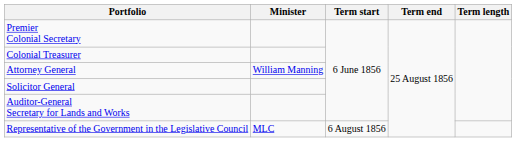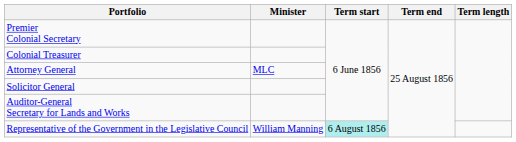(288, 70) William Manning -> (264, 70) MLC
(264, 129) MLC -> (288, 129) William Manning
(357, 129) no background -> (357, 129) paleturquoise background
